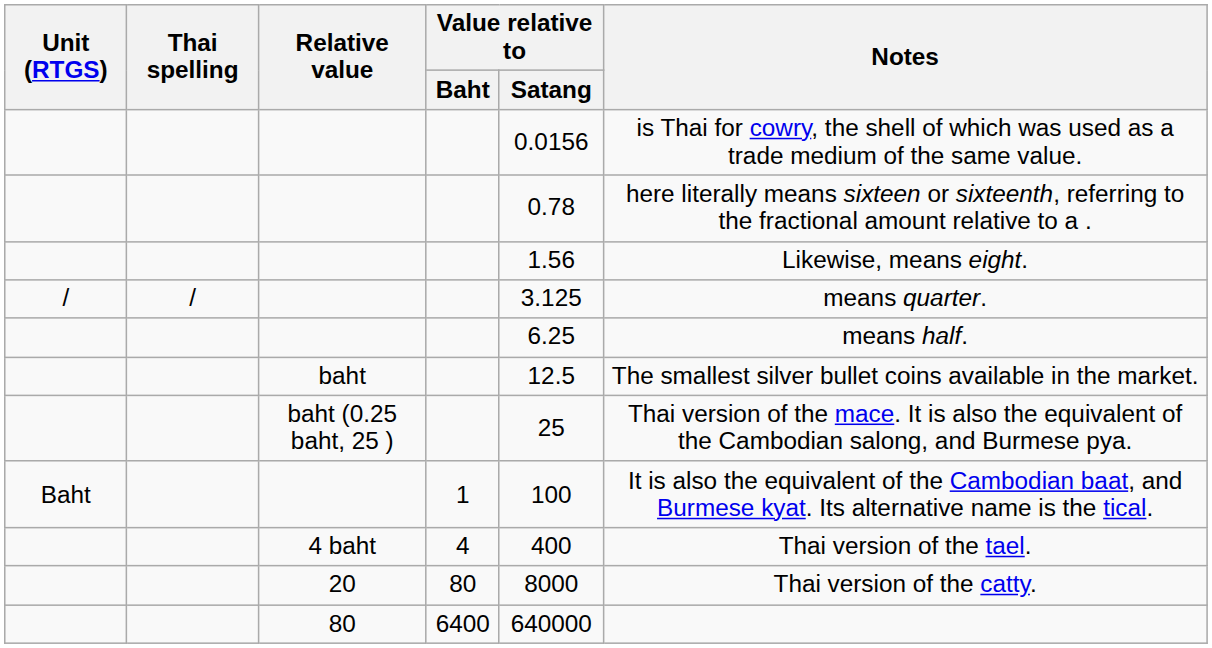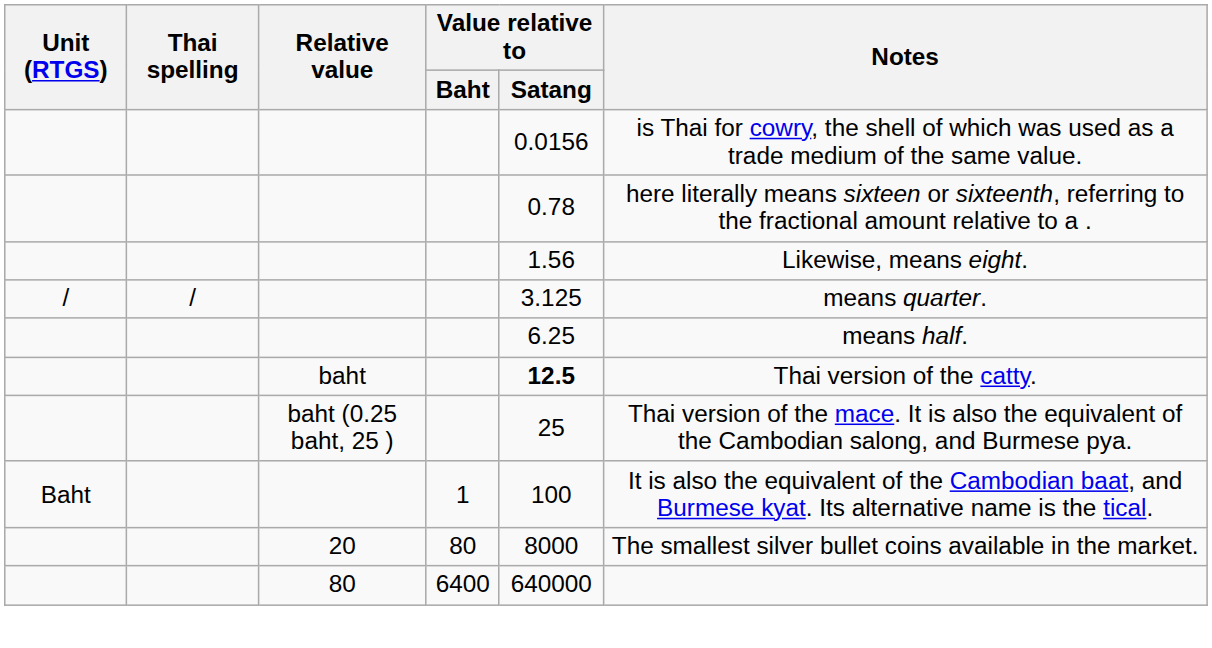(551, 375) normal -> (551, 375) bold
(905, 375) The smallest silver bullet coins available in the market. -> (905, 375) Thai version of the catty.
- row: (66, 547)
(905, 584) Thai version of the catty. -> (905, 546) The smallest silver bullet coins available in the market.
